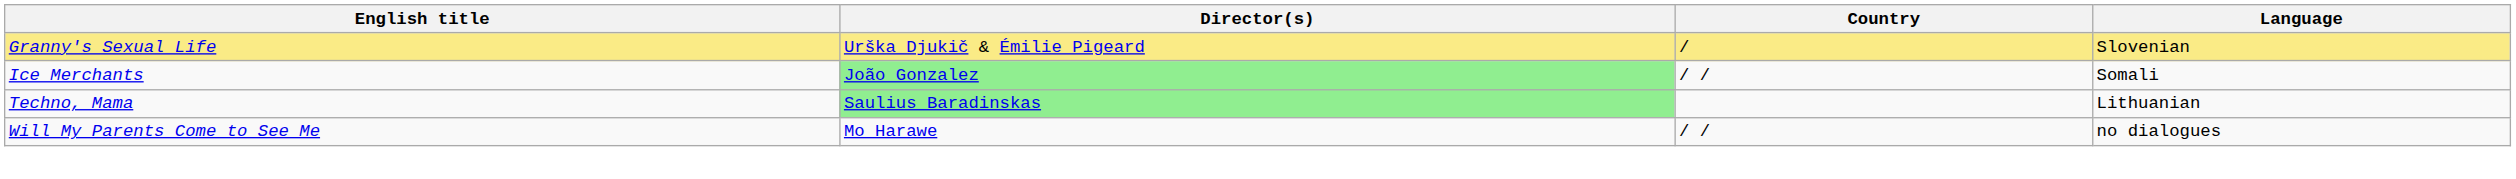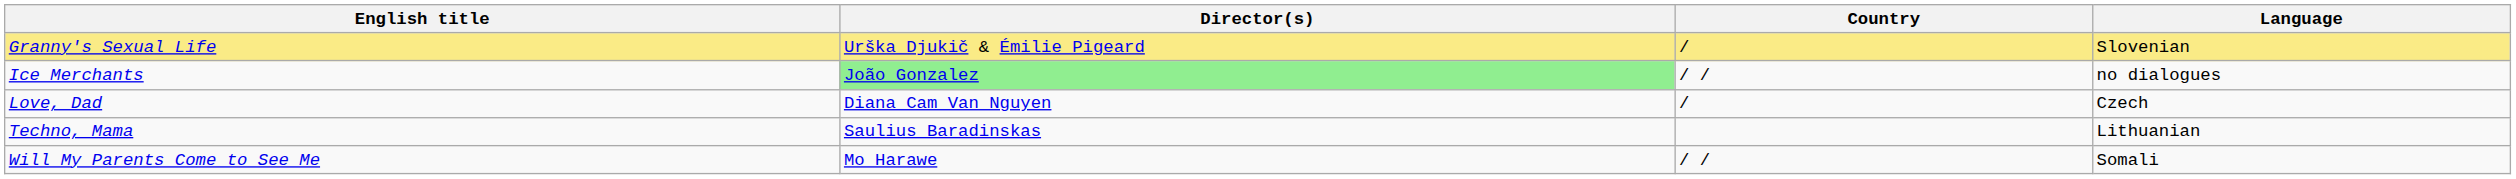(2128, 75) Somali -> (2159, 75) no dialogues
+ row: (55, 103)
(942, 103) lightgreen background -> (942, 131) no background
(2159, 131) no dialogues -> (2128, 160) Somali
